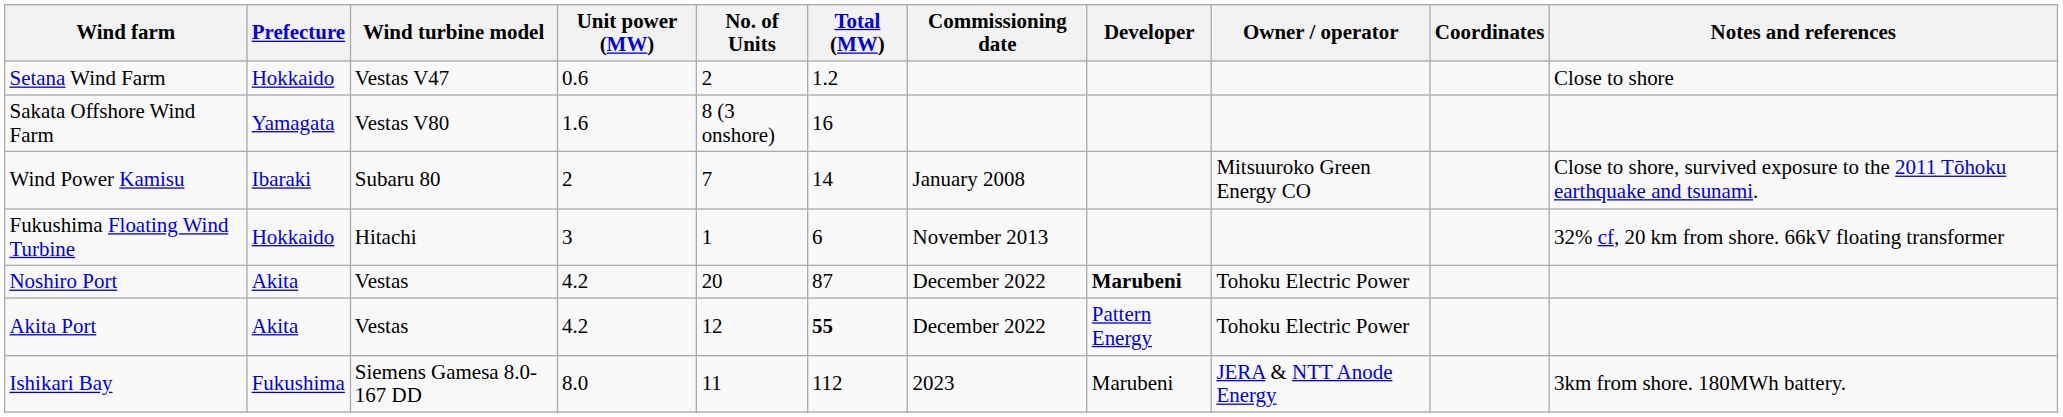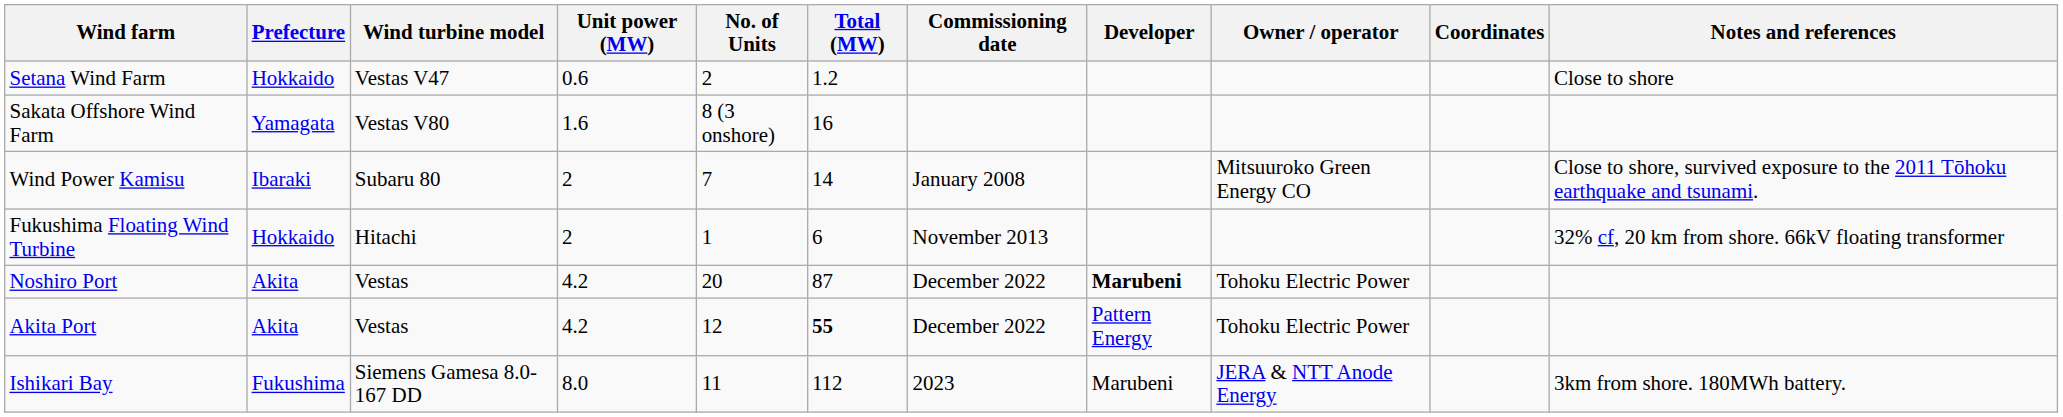(567, 236) 3 -> (567, 236) 2
